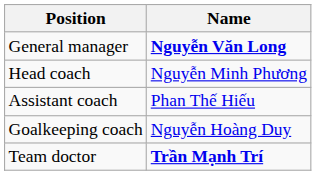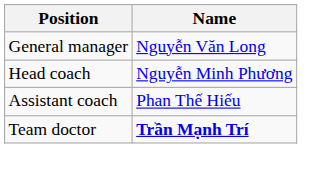(218, 45) bold -> (201, 45) normal
- row: (76, 128)
